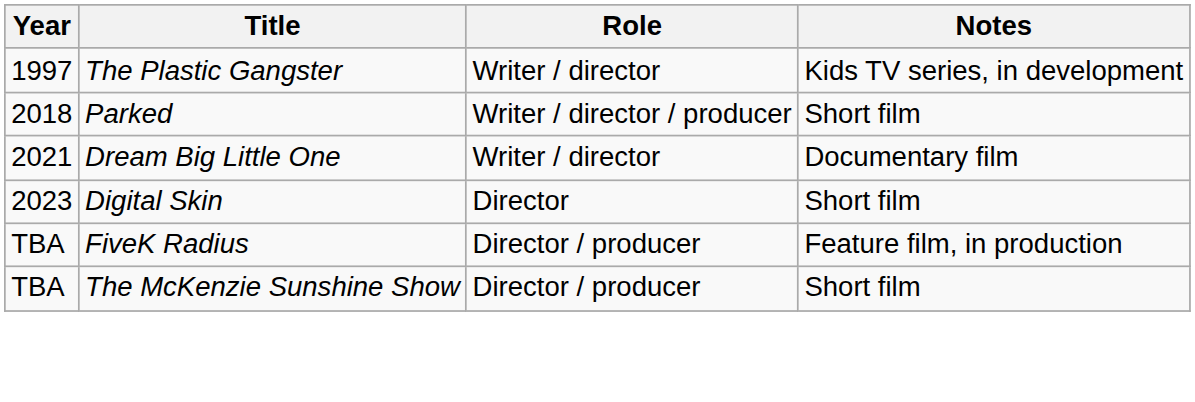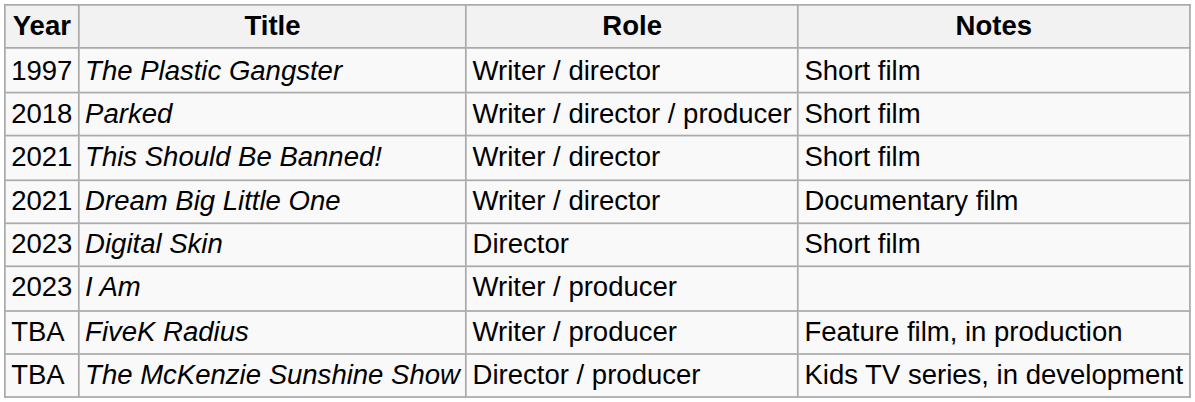(994, 69) Kids TV series, in development -> (863, 69) Short film
+ row: (234, 157)
+ row: (113, 288)
(587, 244) Director / producer -> (575, 331) Writer / producer
(863, 288) Short film -> (994, 375) Kids TV series, in development
